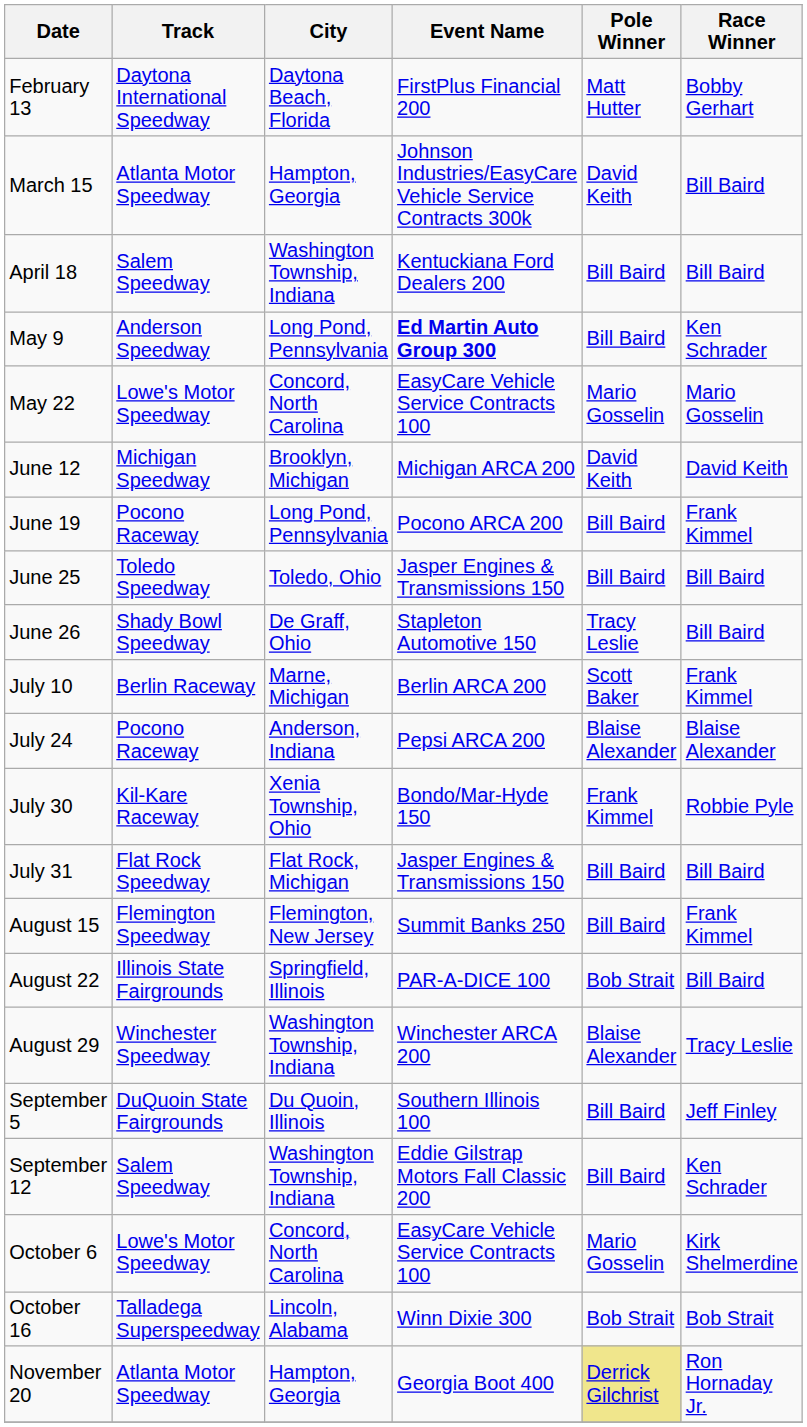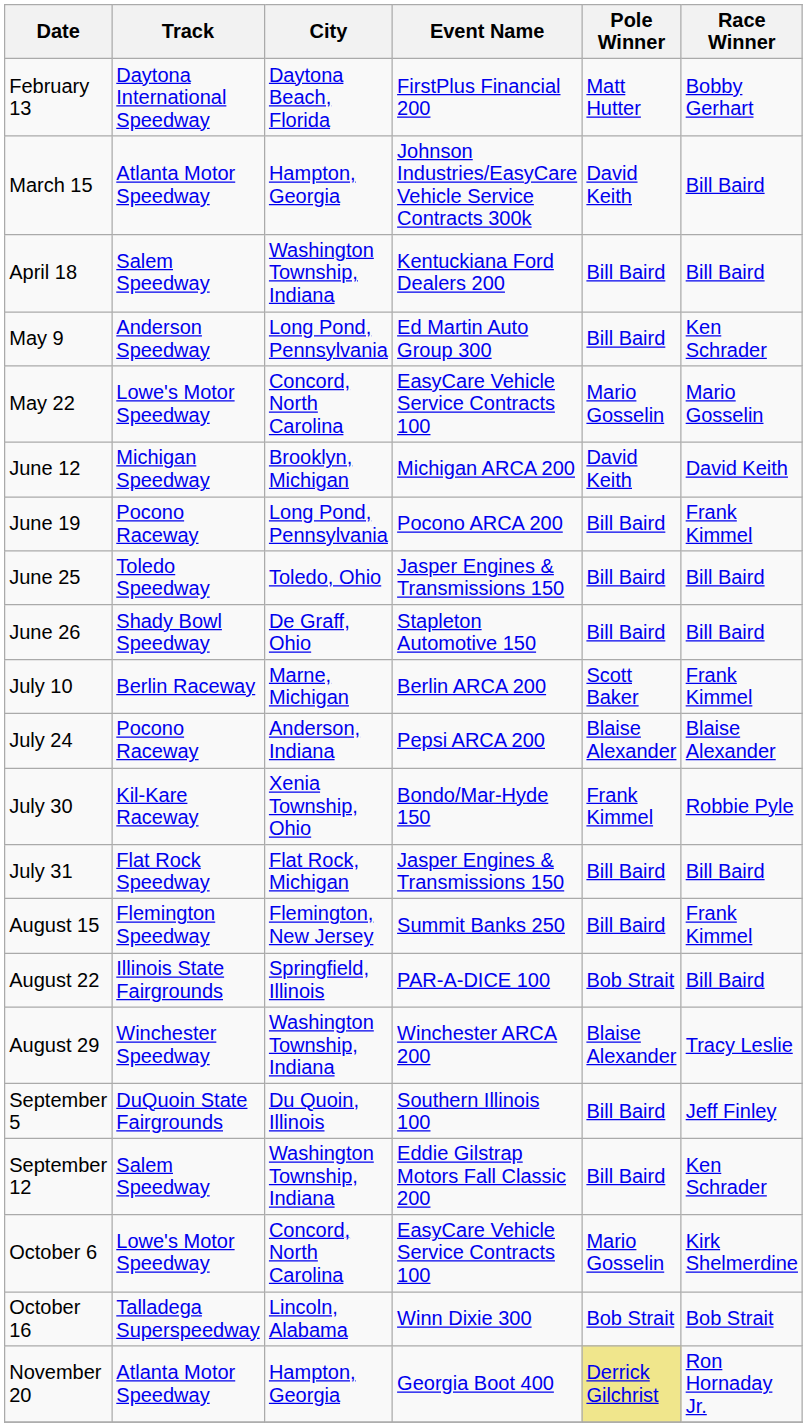(468, 338) bold -> (463, 338) normal
(613, 632) Tracy Leslie -> (626, 632) Bill Baird
